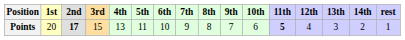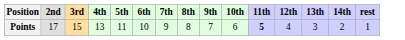- column: (51, 11)
(74, 27) bold -> (53, 27) normal
